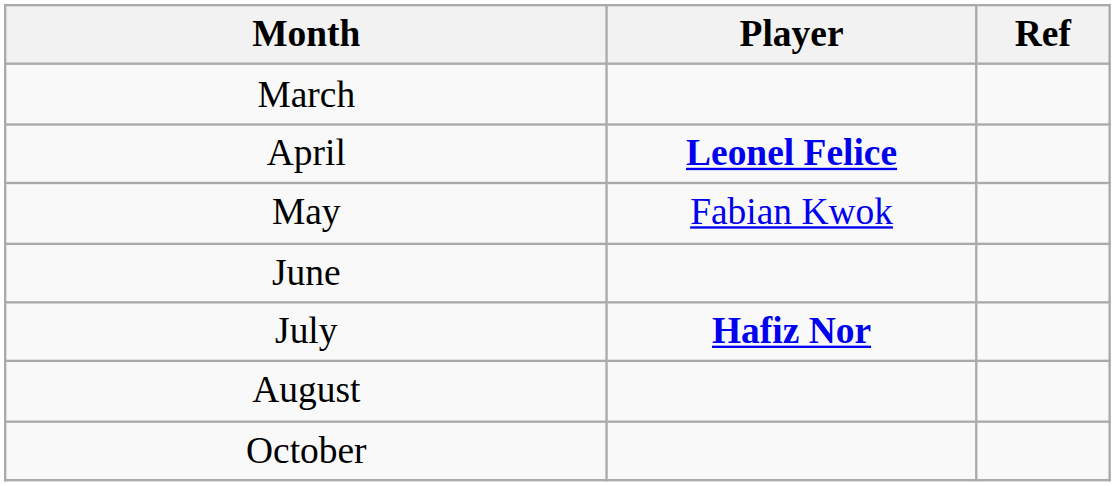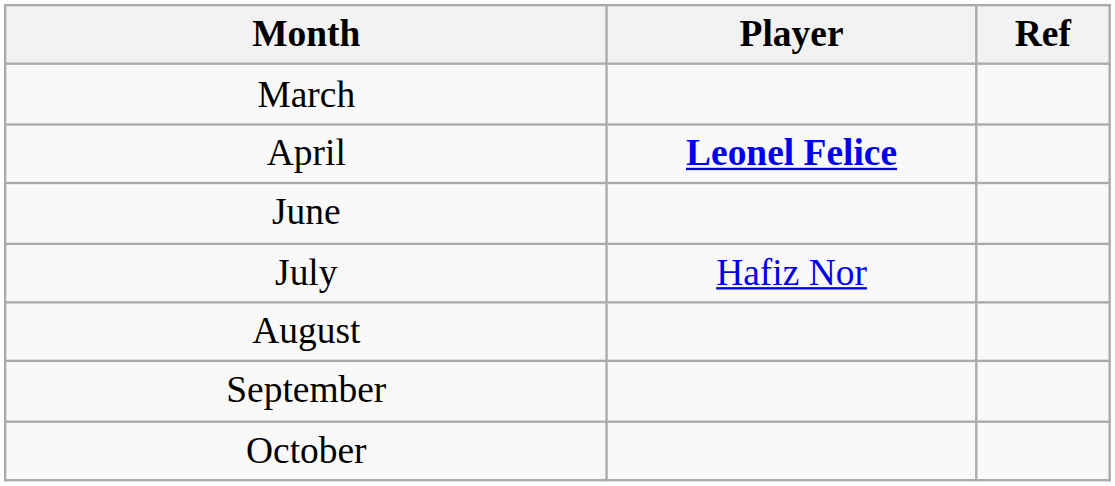- row: (306, 212)
(792, 331) bold -> (792, 271) normal
+ row: (306, 390)
